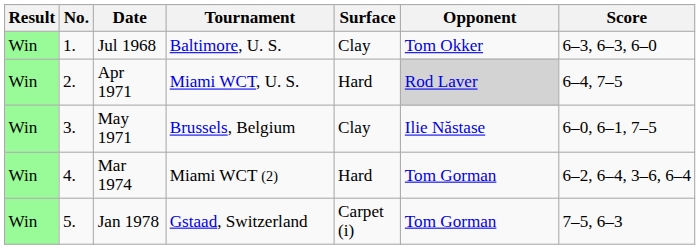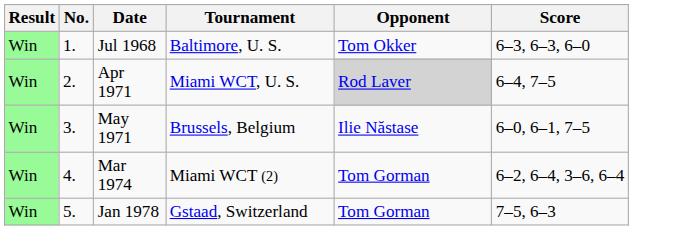- column: (368, 18)
